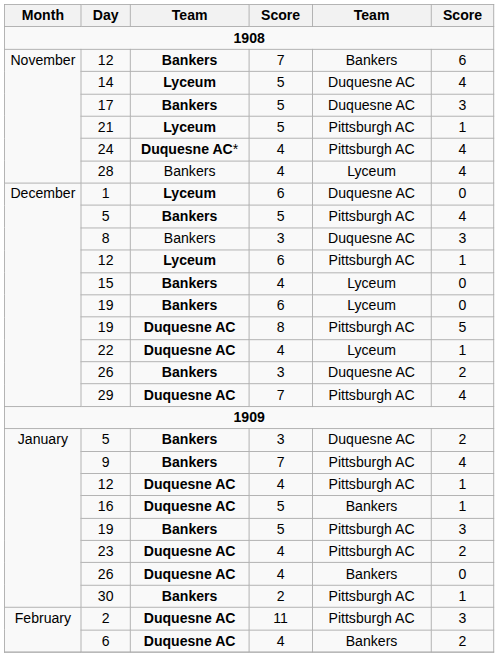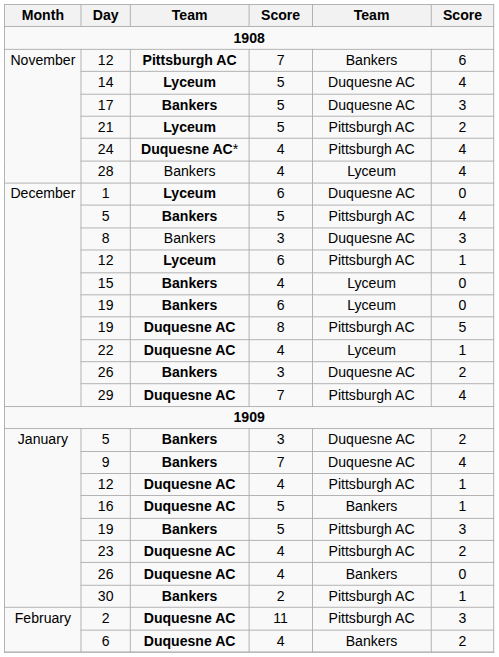(190, 60) Bankers -> (190, 60) Pittsburgh AC
(463, 127) 1 -> (463, 127) 2
(372, 462) Pittsburgh AC -> (372, 462) Duquesne AC
